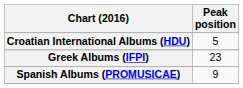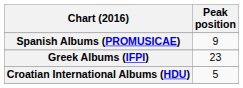rows swapped: (98, 41) <-> (98, 74)
